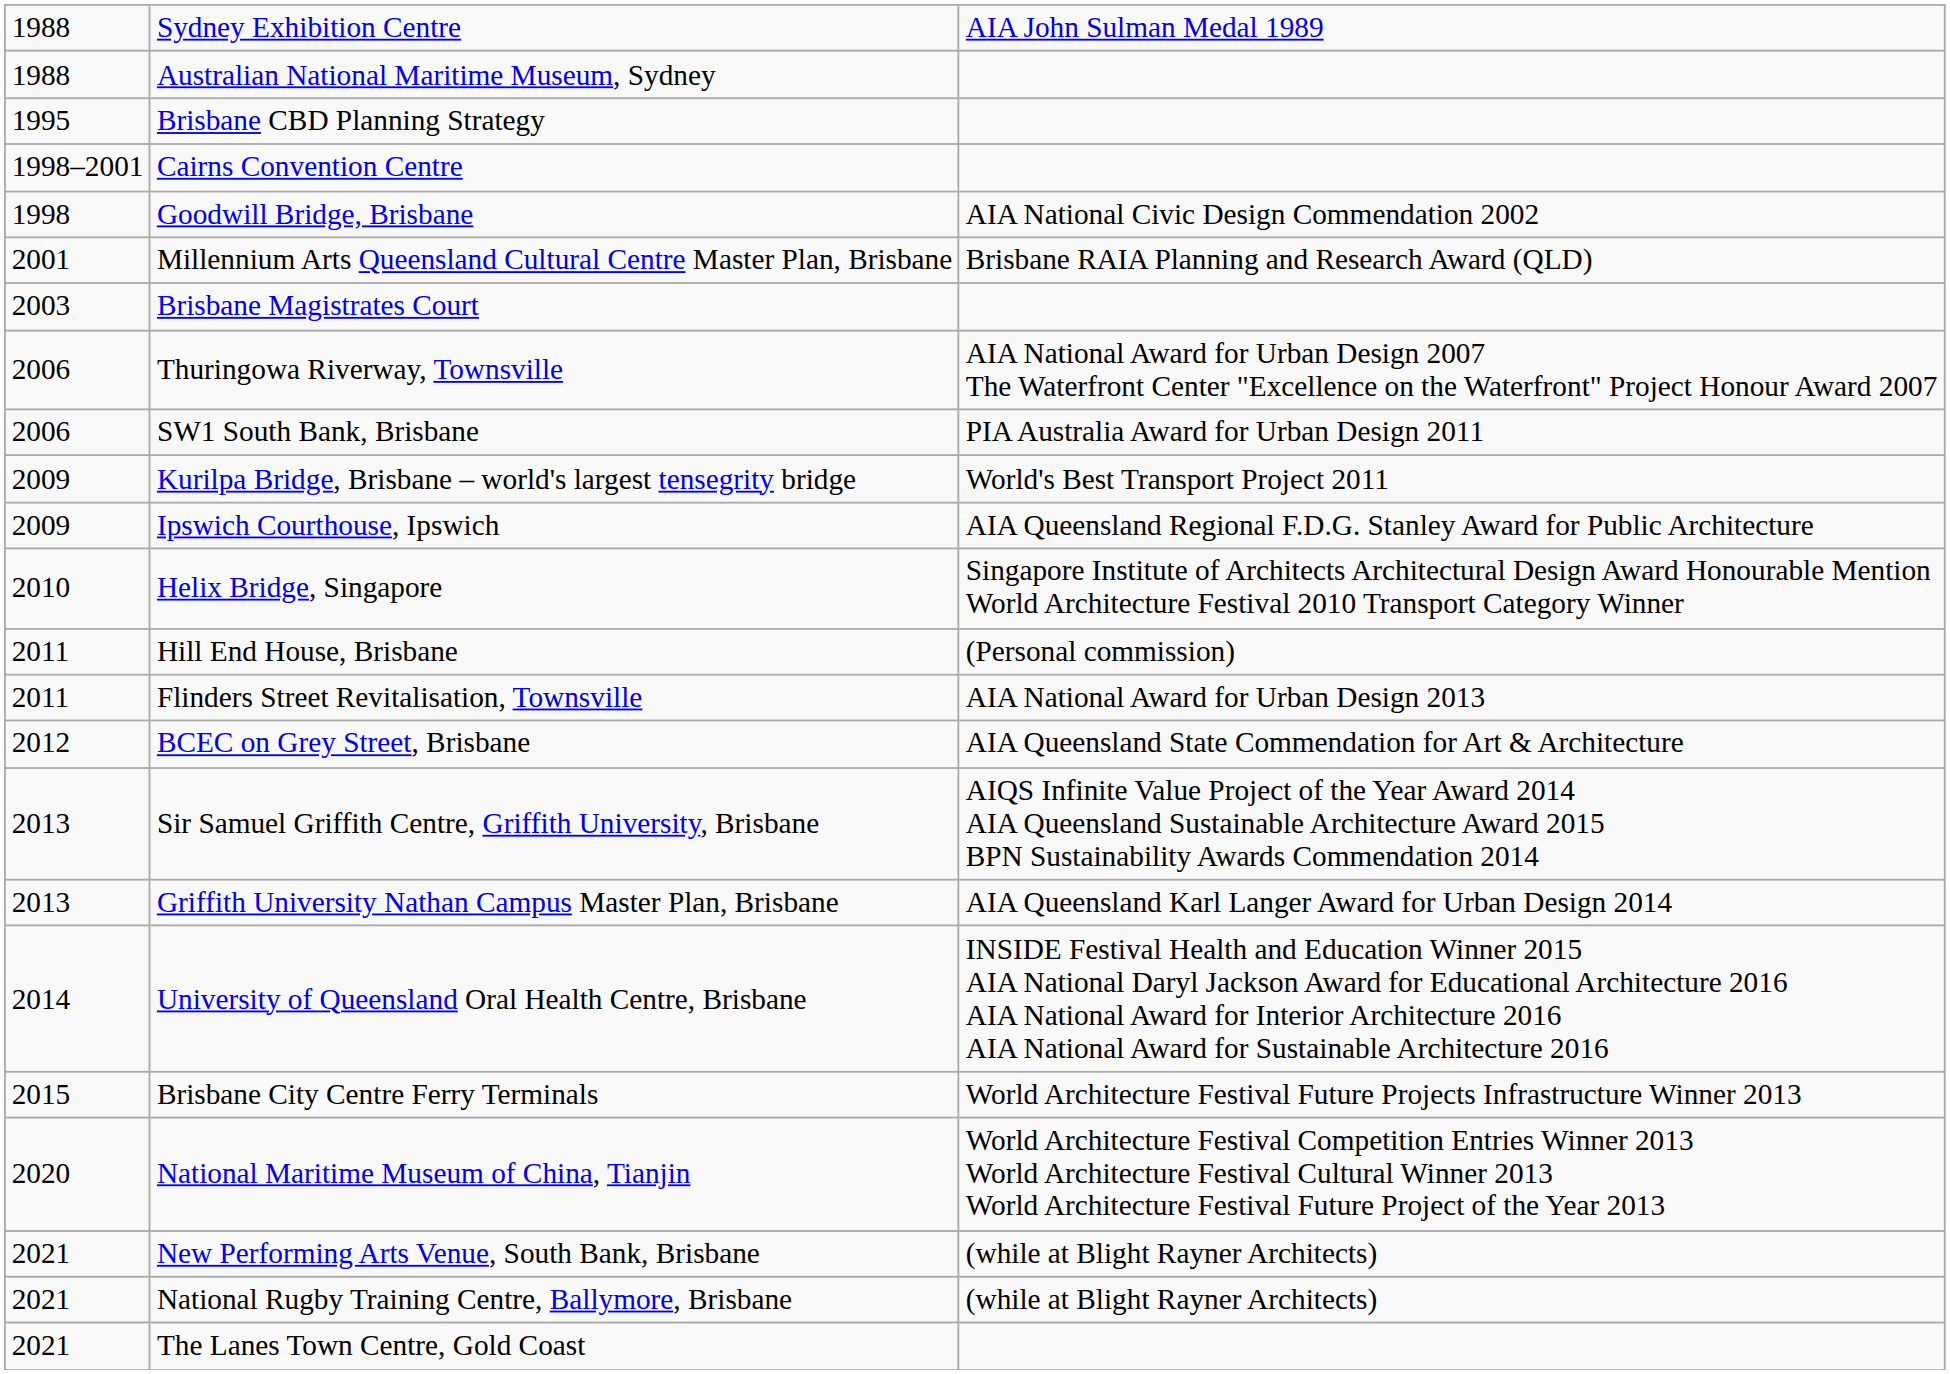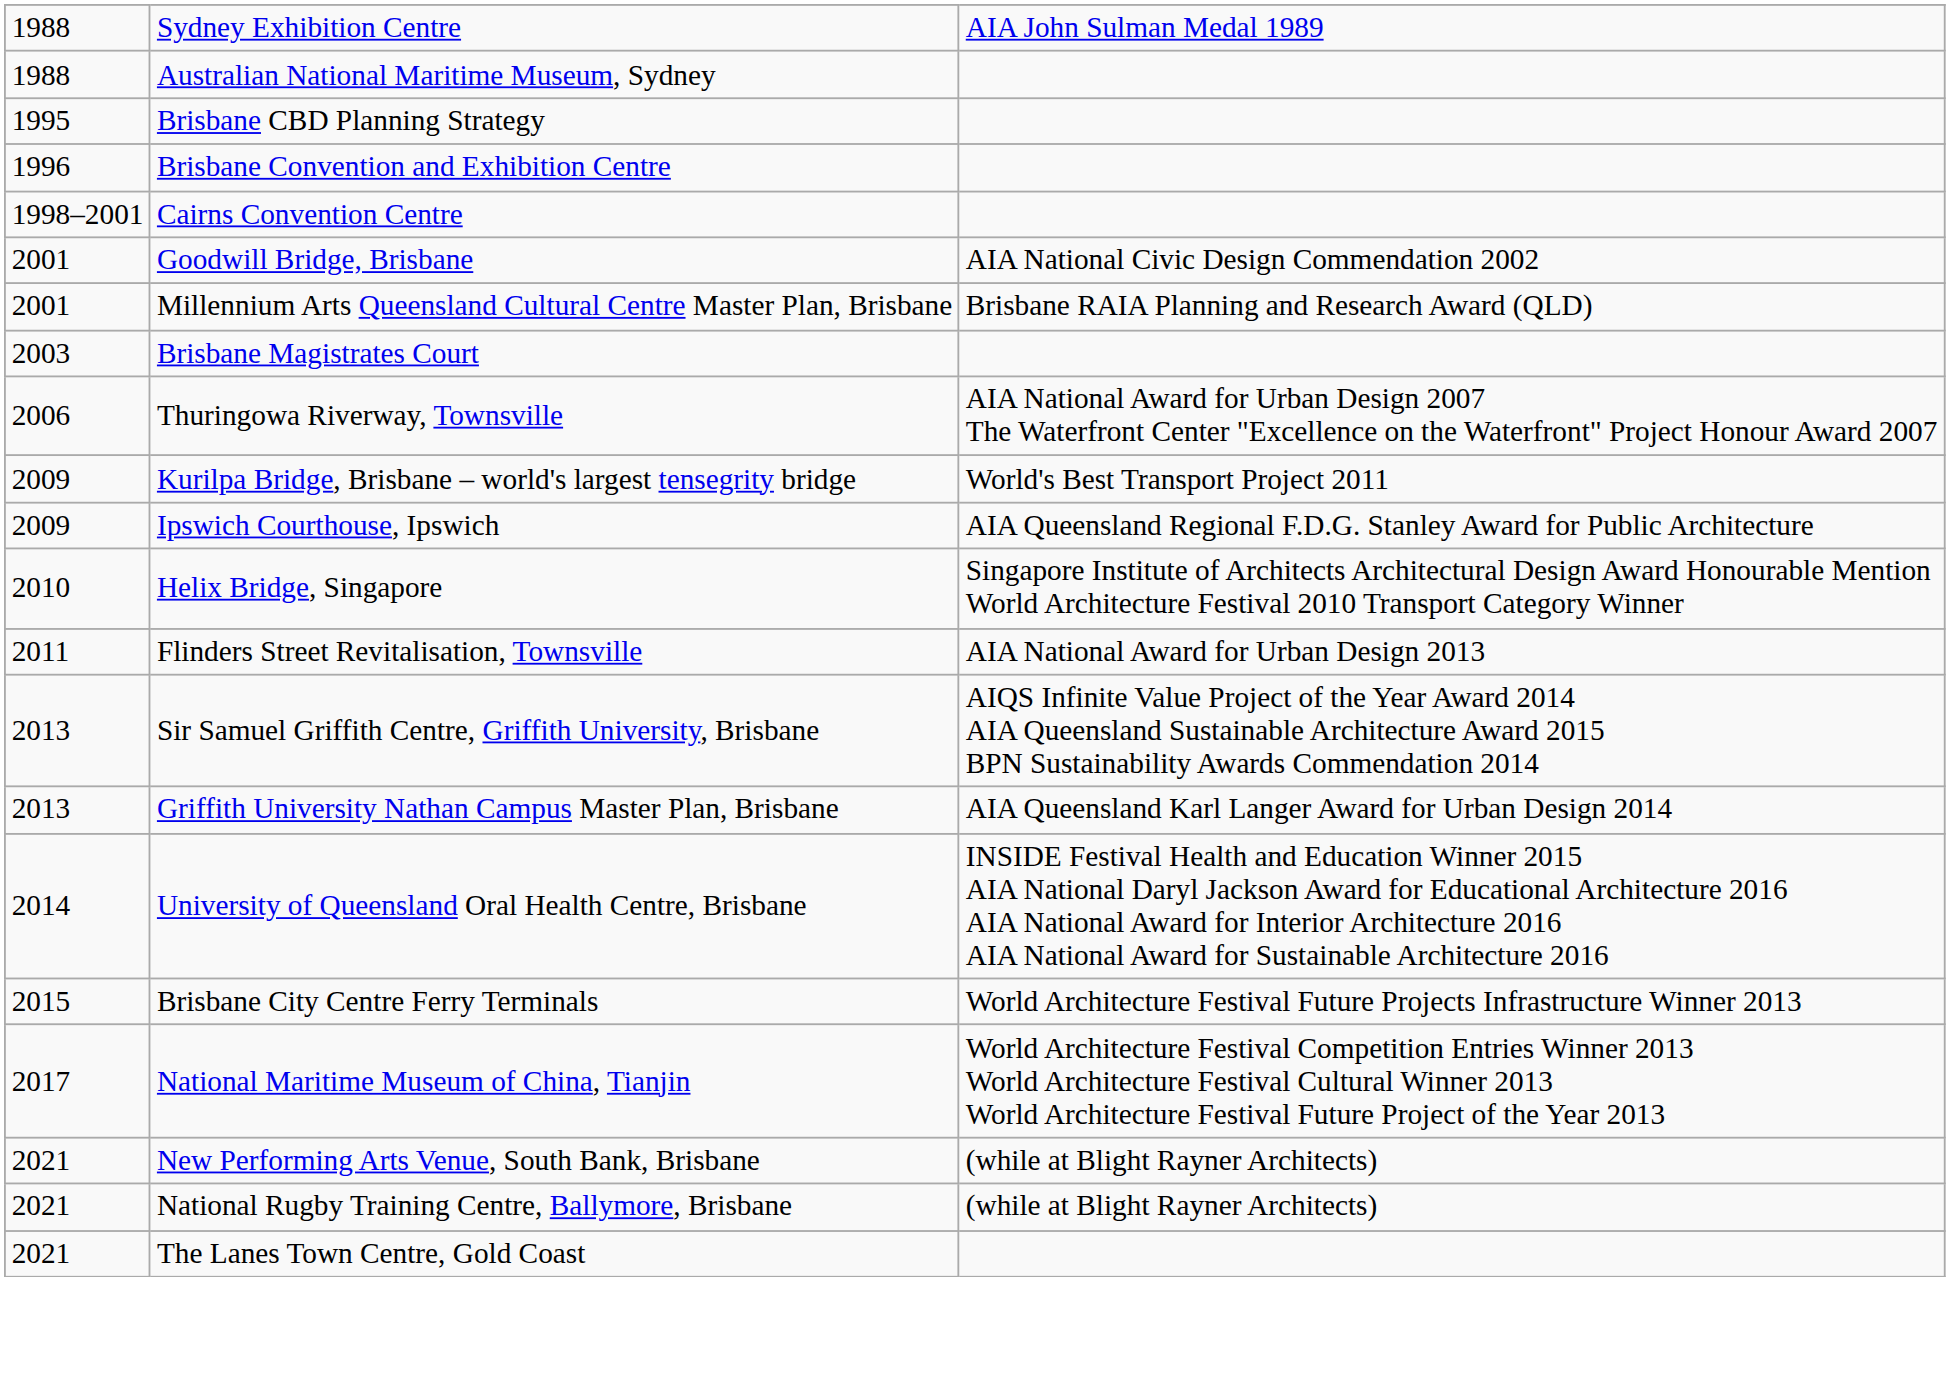+ row: (414, 167)
(41, 213) 1998 -> (41, 259) 2001
- row: (318, 432)
- row: (307, 650)
- row: (344, 743)
(41, 1173) 2020 -> (41, 1080) 2017
